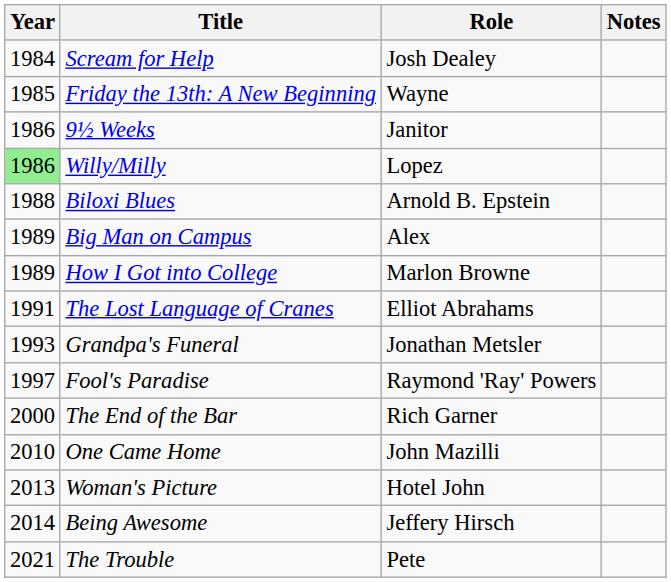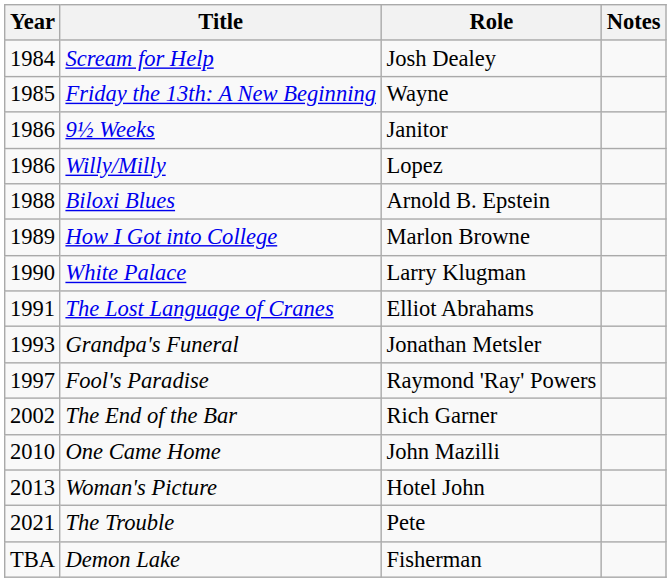(32, 165) lightgreen background -> (32, 165) no background
- row: (158, 237)
+ row: (126, 272)
(32, 415) 2000 -> (32, 415) 2002
- row: (136, 523)
+ row: (123, 559)
